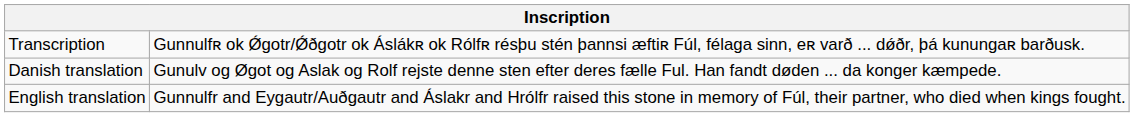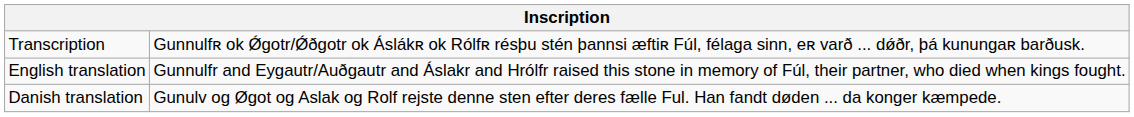rows swapped: (76, 71) <-> (77, 97)
